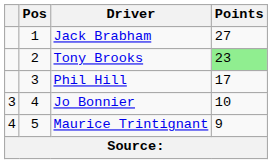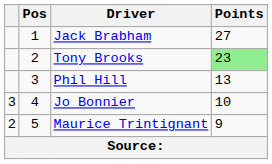(223, 82) 17 -> (223, 82) 13
(12, 126) 4 -> (12, 126) 2
